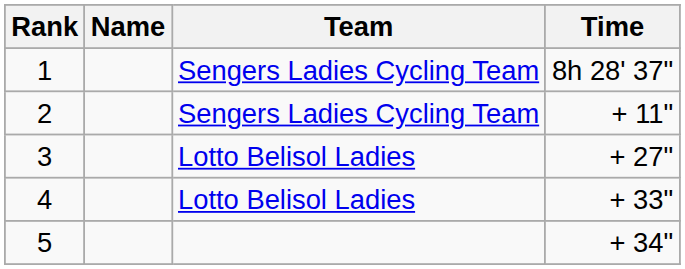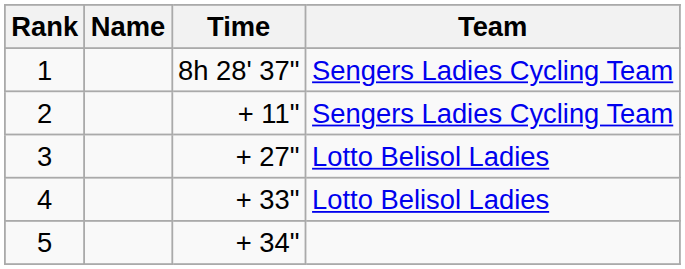columns swapped: (359, 27) <-> (613, 27)
